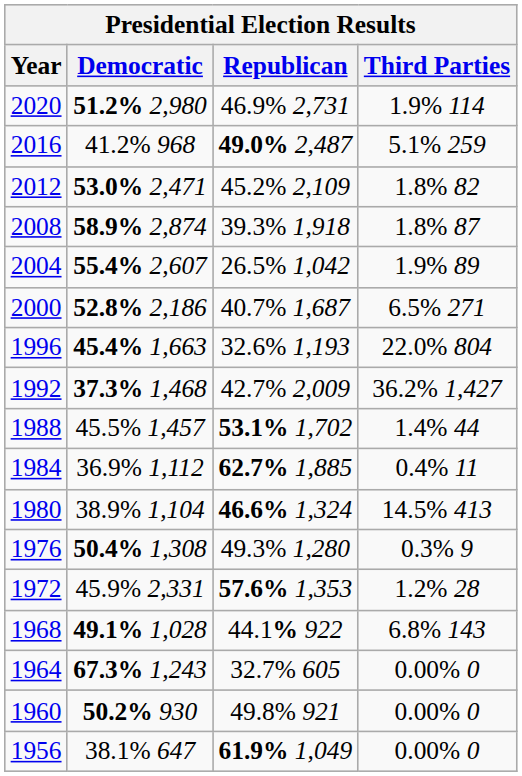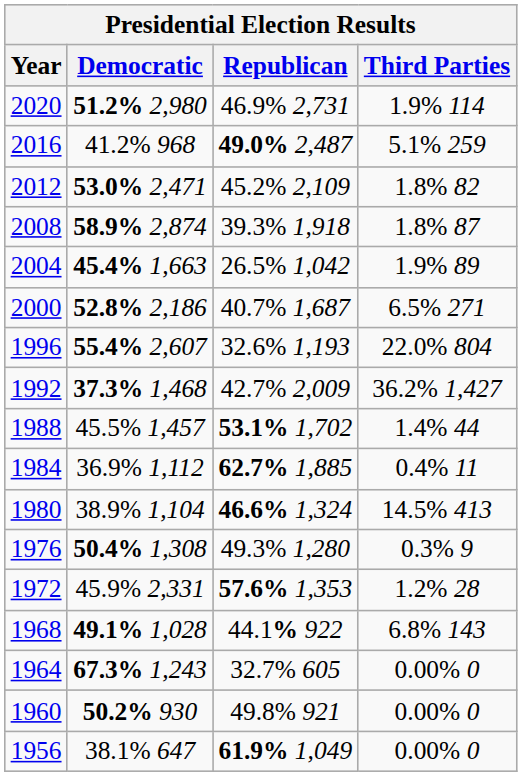(140, 266) 55.4% 2,607 -> (140, 266) 45.4% 1,663
(140, 347) 45.4% 1,663 -> (140, 347) 55.4% 2,607
